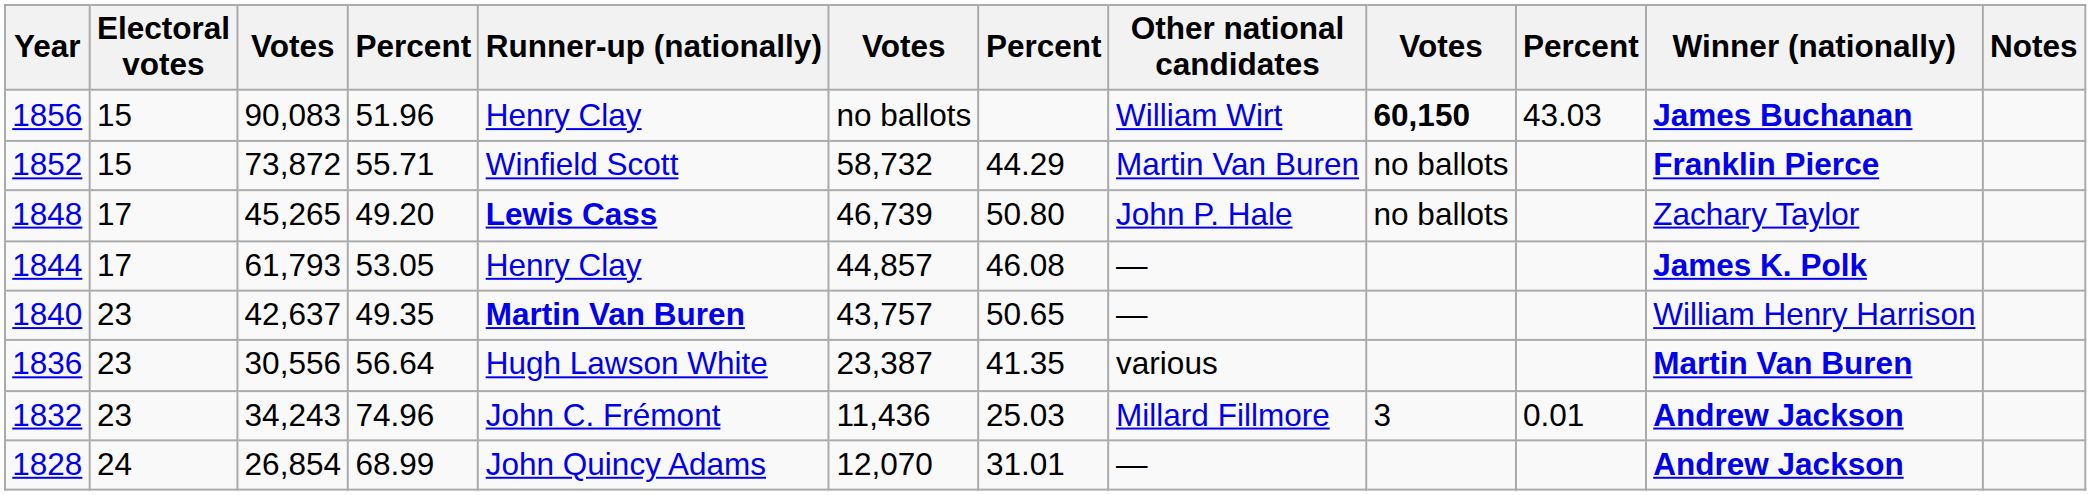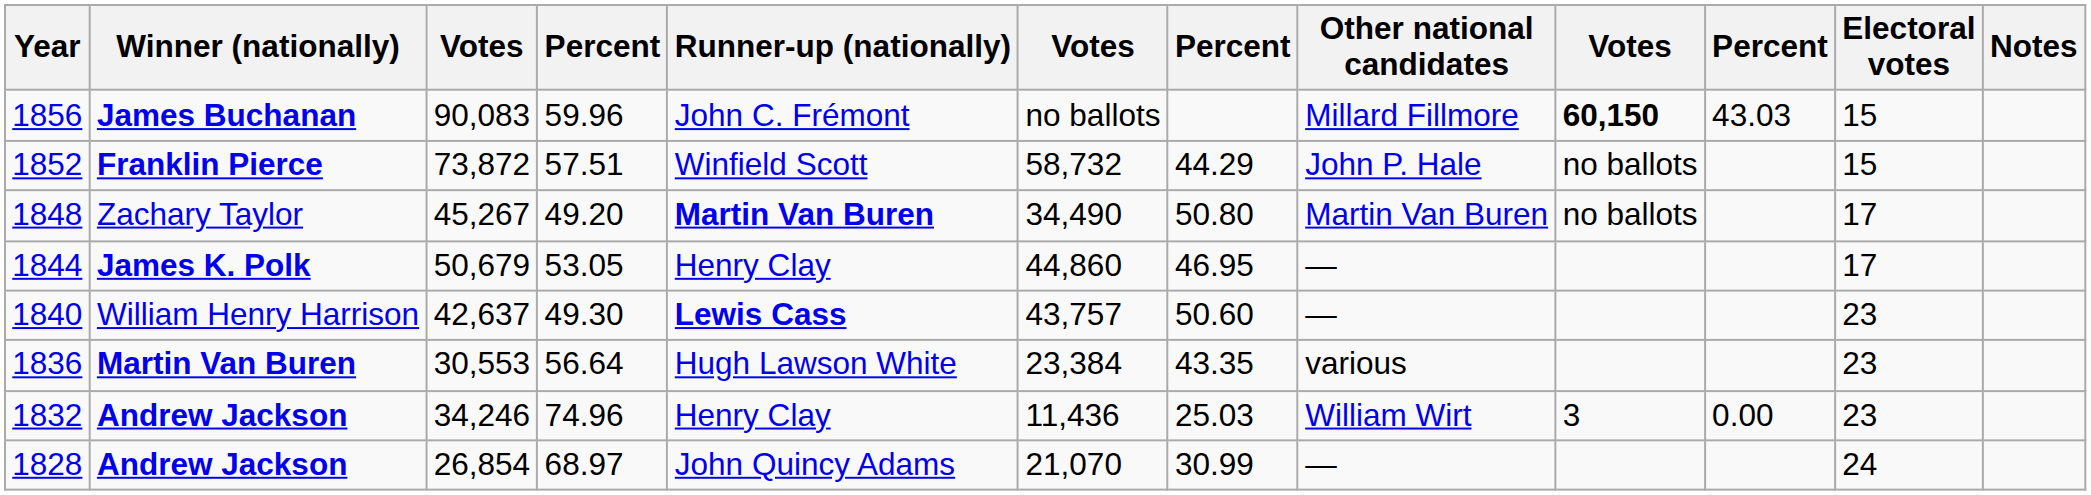columns swapped: (1814, 47) <-> (163, 47)
(395, 114) 51.96 -> (584, 114) 59.96
(564, 114) Henry Clay -> (792, 114) John C. Frémont
(1199, 114) William Wirt -> (1412, 114) Millard Fillmore
(395, 164) 55.71 -> (584, 164) 57.51
(1238, 164) Martin Van Buren -> (1393, 164) John P. Hale
(293, 214) 45,265 -> (482, 214) 45,267
(572, 214) Lewis Cass -> (804, 214) Martin Van Buren
(885, 214) 46,739 -> (1074, 214) 34,490
(1204, 214) John P. Hale -> (1427, 214) Martin Van Buren
(293, 264) 61,793 -> (482, 264) 50,679
(885, 264) 44,857 -> (1074, 264) 44,860
(1025, 264) 46.08 -> (1214, 264) 46.95
(395, 314) 49.35 -> (584, 314) 49.30
(615, 314) Martin Van Buren -> (761, 314) Lewis Cass
(1025, 314) 50.65 -> (1214, 314) 50.60
(293, 364) 30,556 -> (482, 364) 30,553
(885, 364) 23,387 -> (1074, 364) 23,384
(1025, 364) 41.35 -> (1214, 364) 43.35
(293, 414) 34,243 -> (482, 414) 34,246
(603, 414) John C. Frémont -> (753, 414) Henry Clay
(1223, 414) Millard Fillmore -> (1388, 414) William Wirt
(1554, 414) 0.01 -> (1743, 414) 0.00
(395, 464) 68.99 -> (584, 464) 68.97
(885, 464) 12,070 -> (1074, 464) 21,070
(1025, 464) 31.01 -> (1214, 464) 30.99
